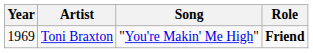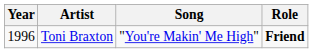(21, 36) 1969 -> (21, 36) 1996
